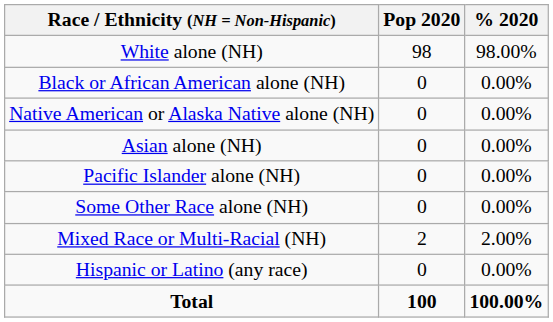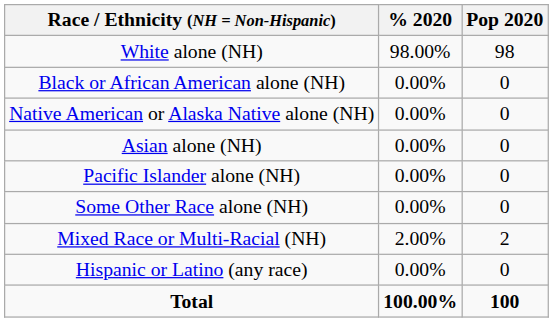columns swapped: (422, 20) <-> (506, 20)
